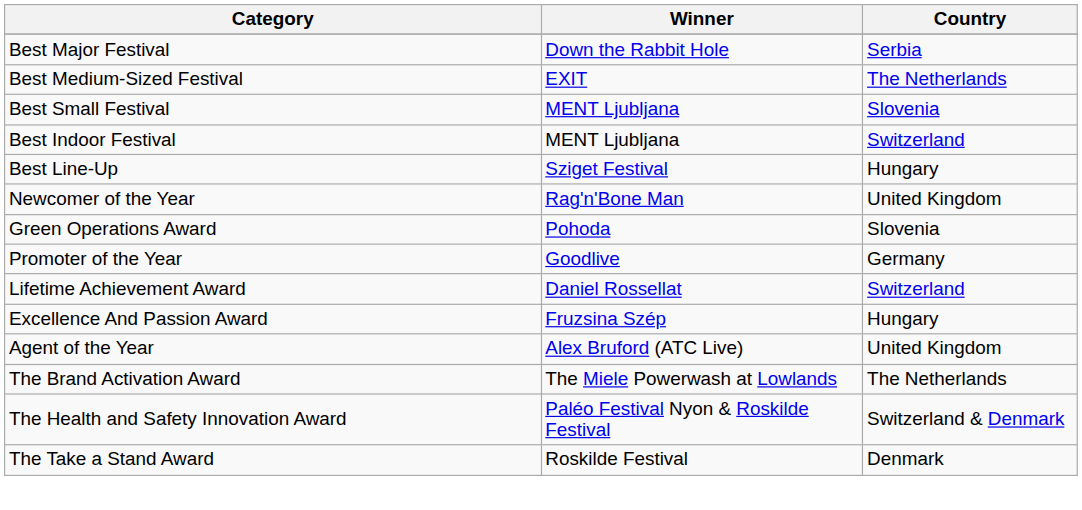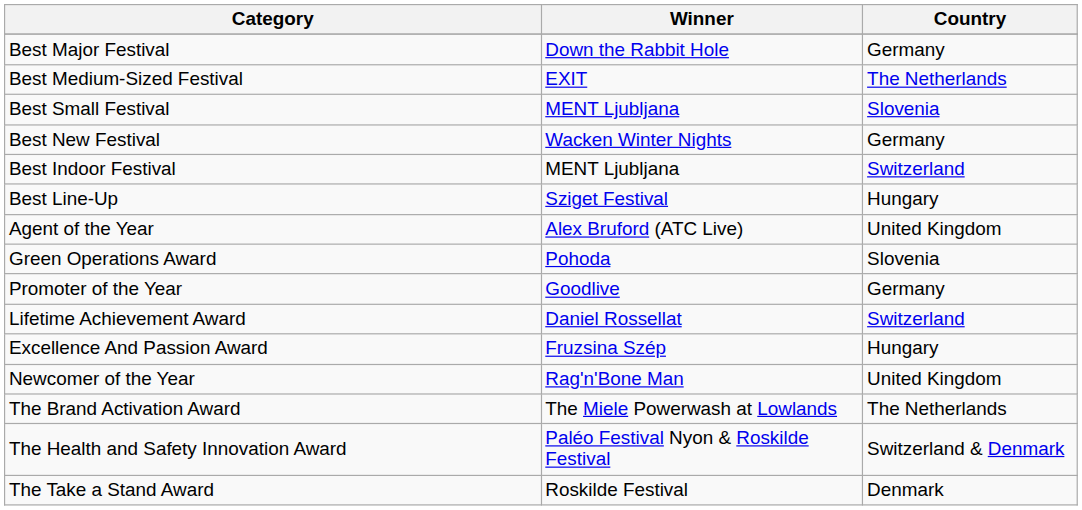(894, 49) Serbia -> (906, 49) Germany
+ row: (84, 139)
rows swapped: (102, 199) <-> (81, 348)
